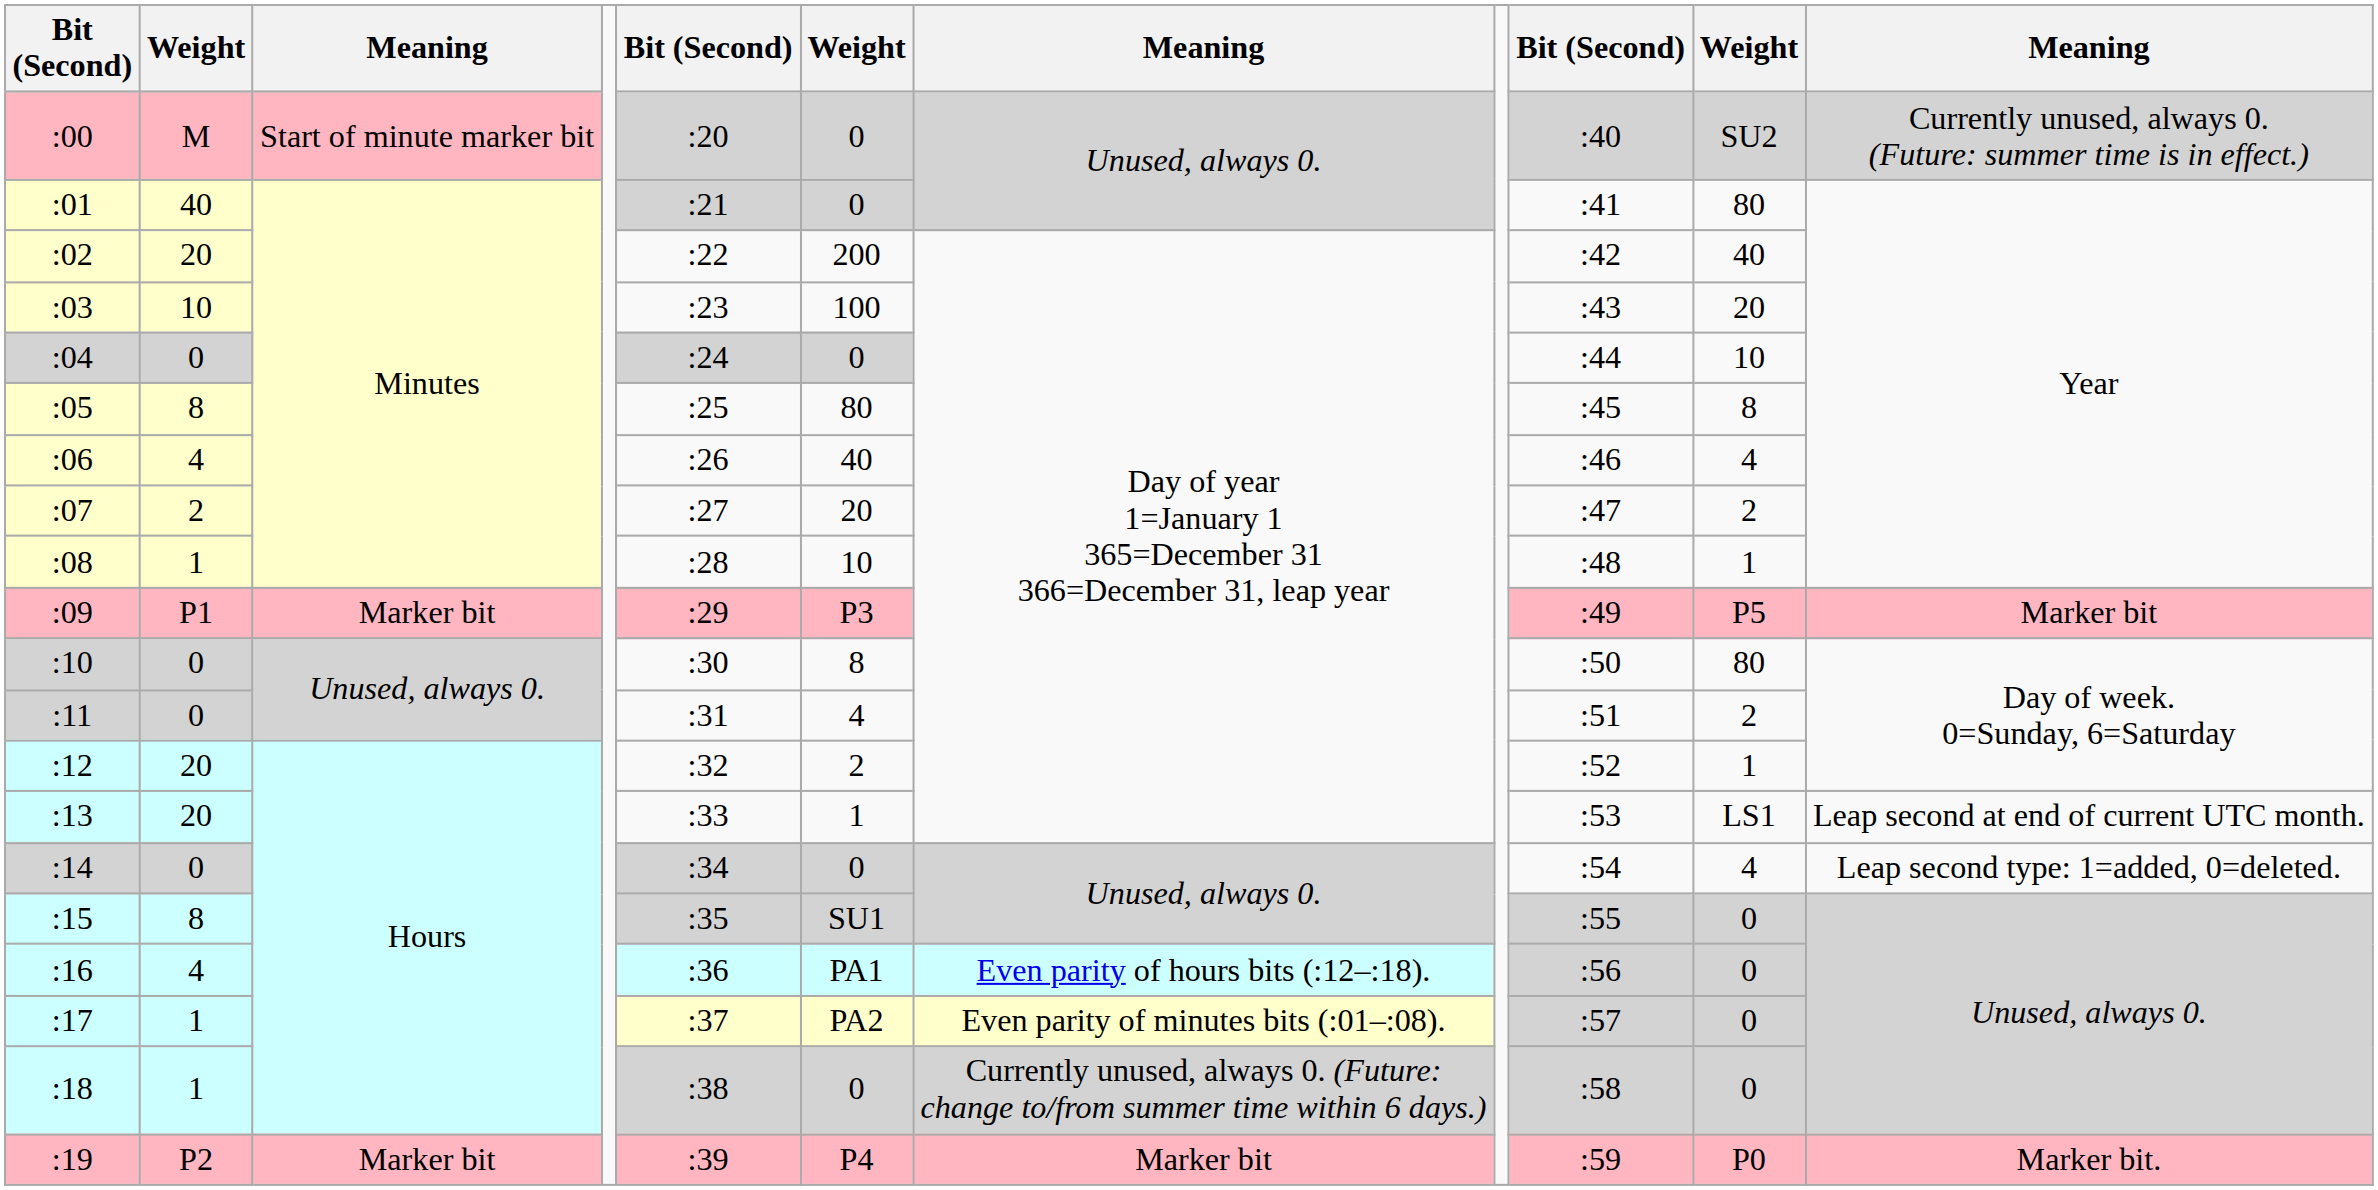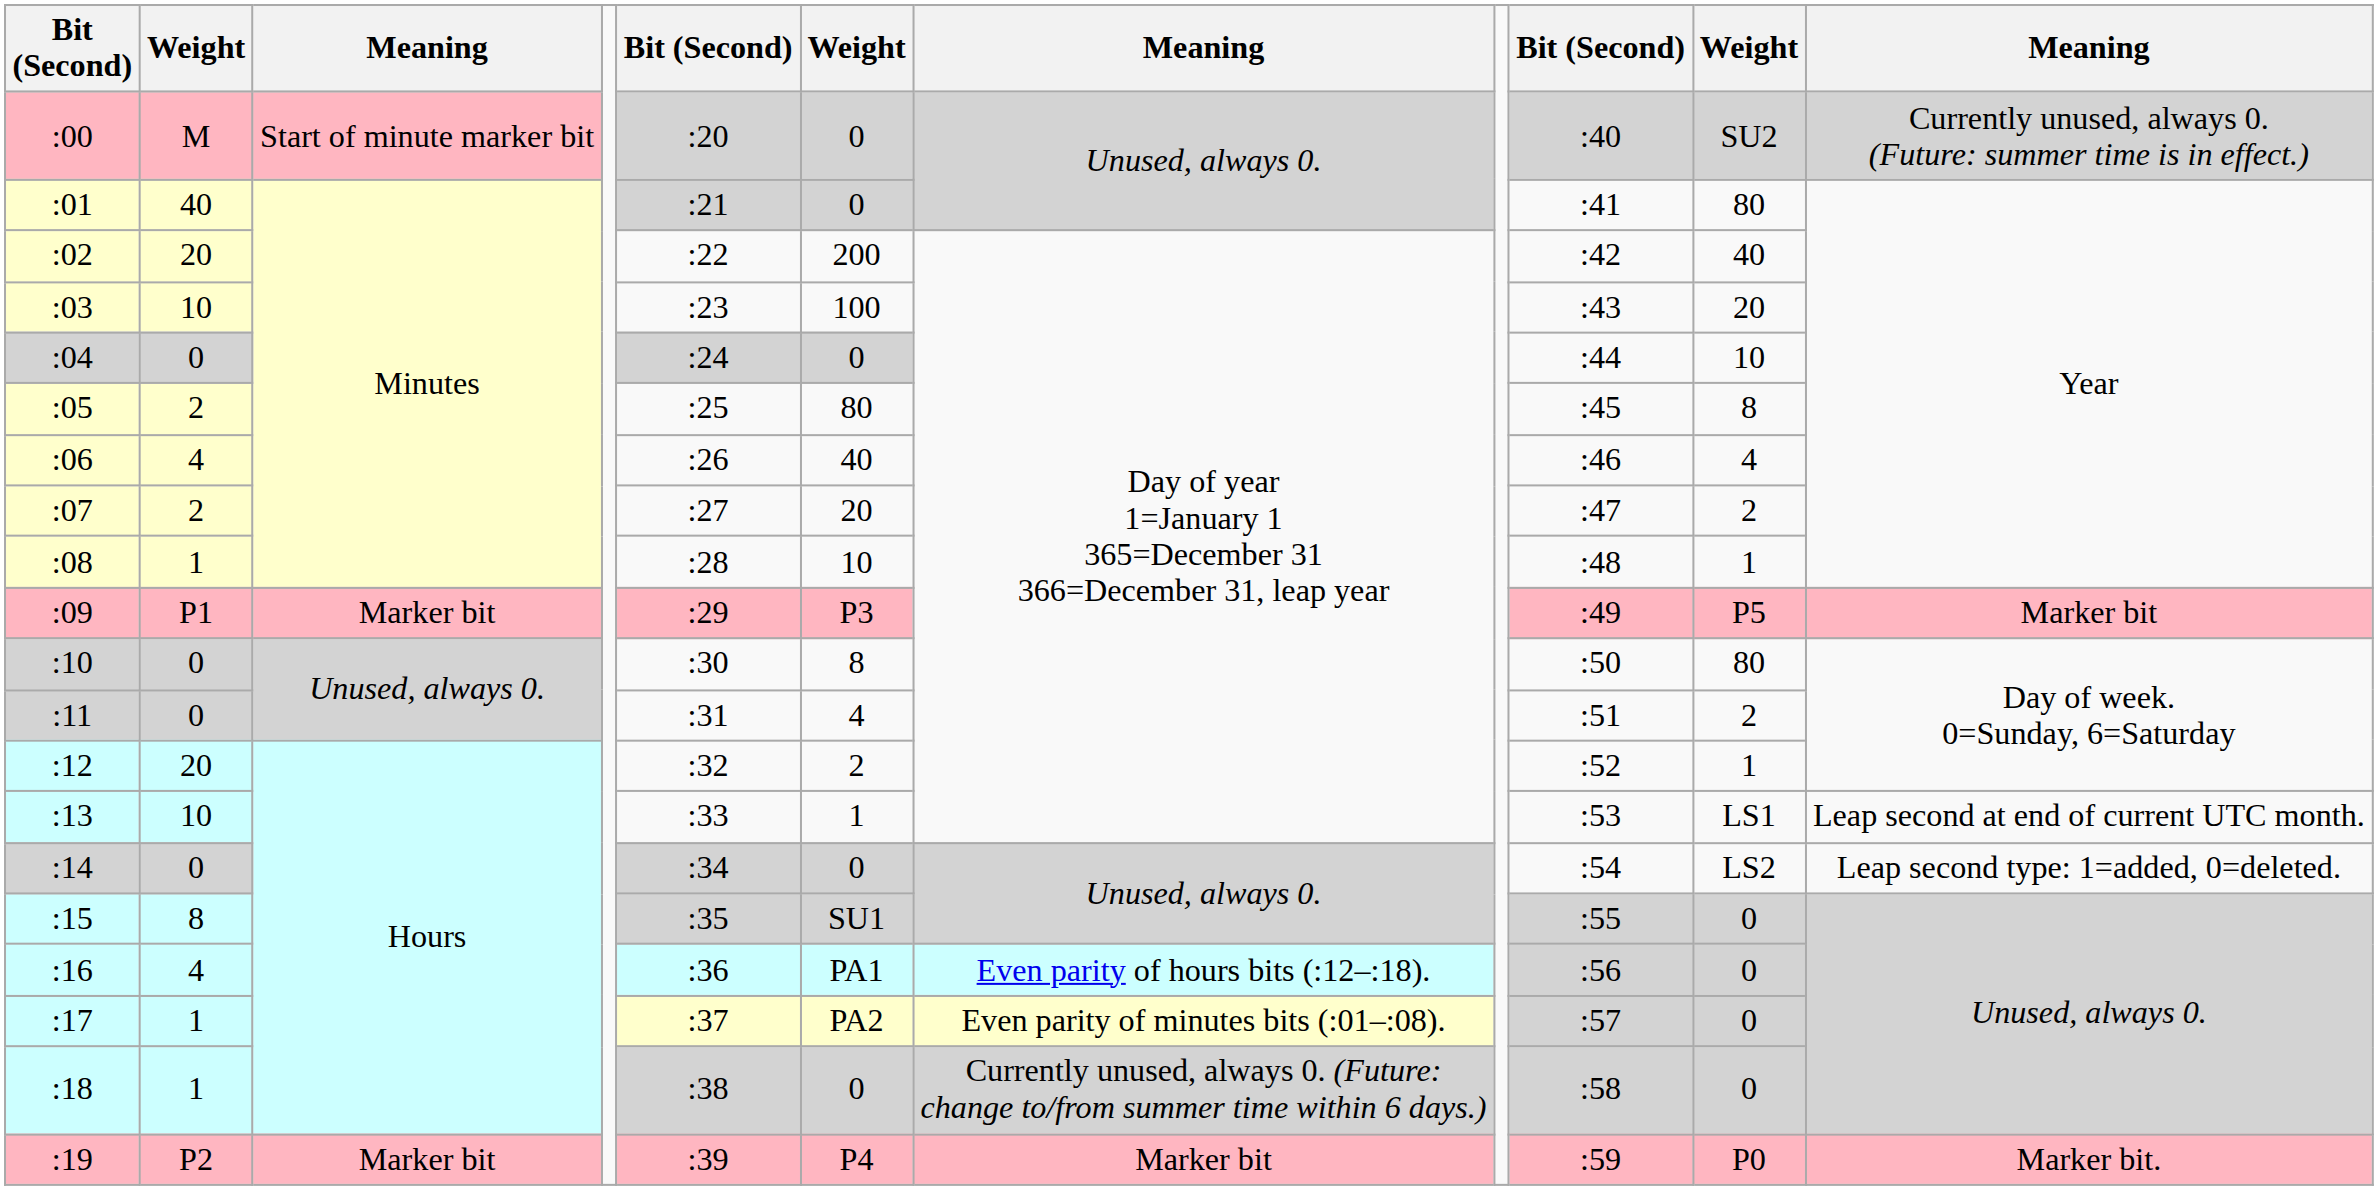(196, 408) 8 -> (196, 408) 2
(196, 816) 20 -> (196, 816) 10
(1749, 867) 4 -> (1749, 867) LS2
